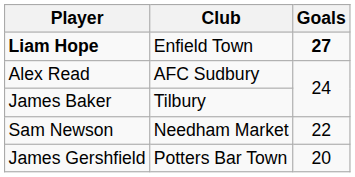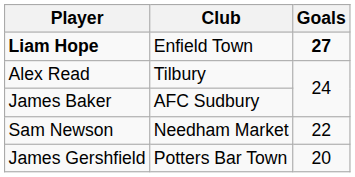(206, 74) AFC Sudbury -> (180, 74) Tilbury
(180, 102) Tilbury -> (206, 102) AFC Sudbury
